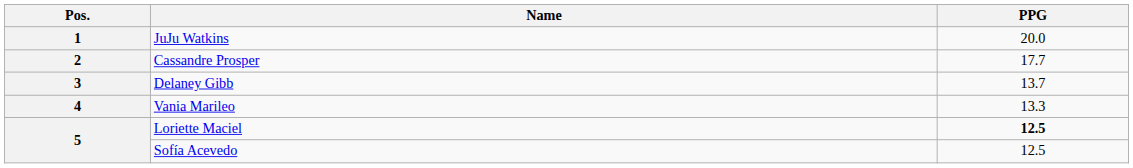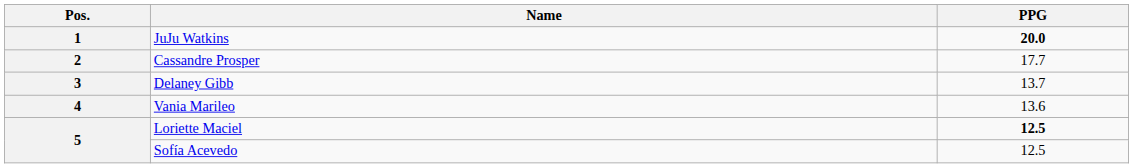(1033, 38) normal -> (1033, 38) bold
(1033, 106) 13.3 -> (1033, 106) 13.6
